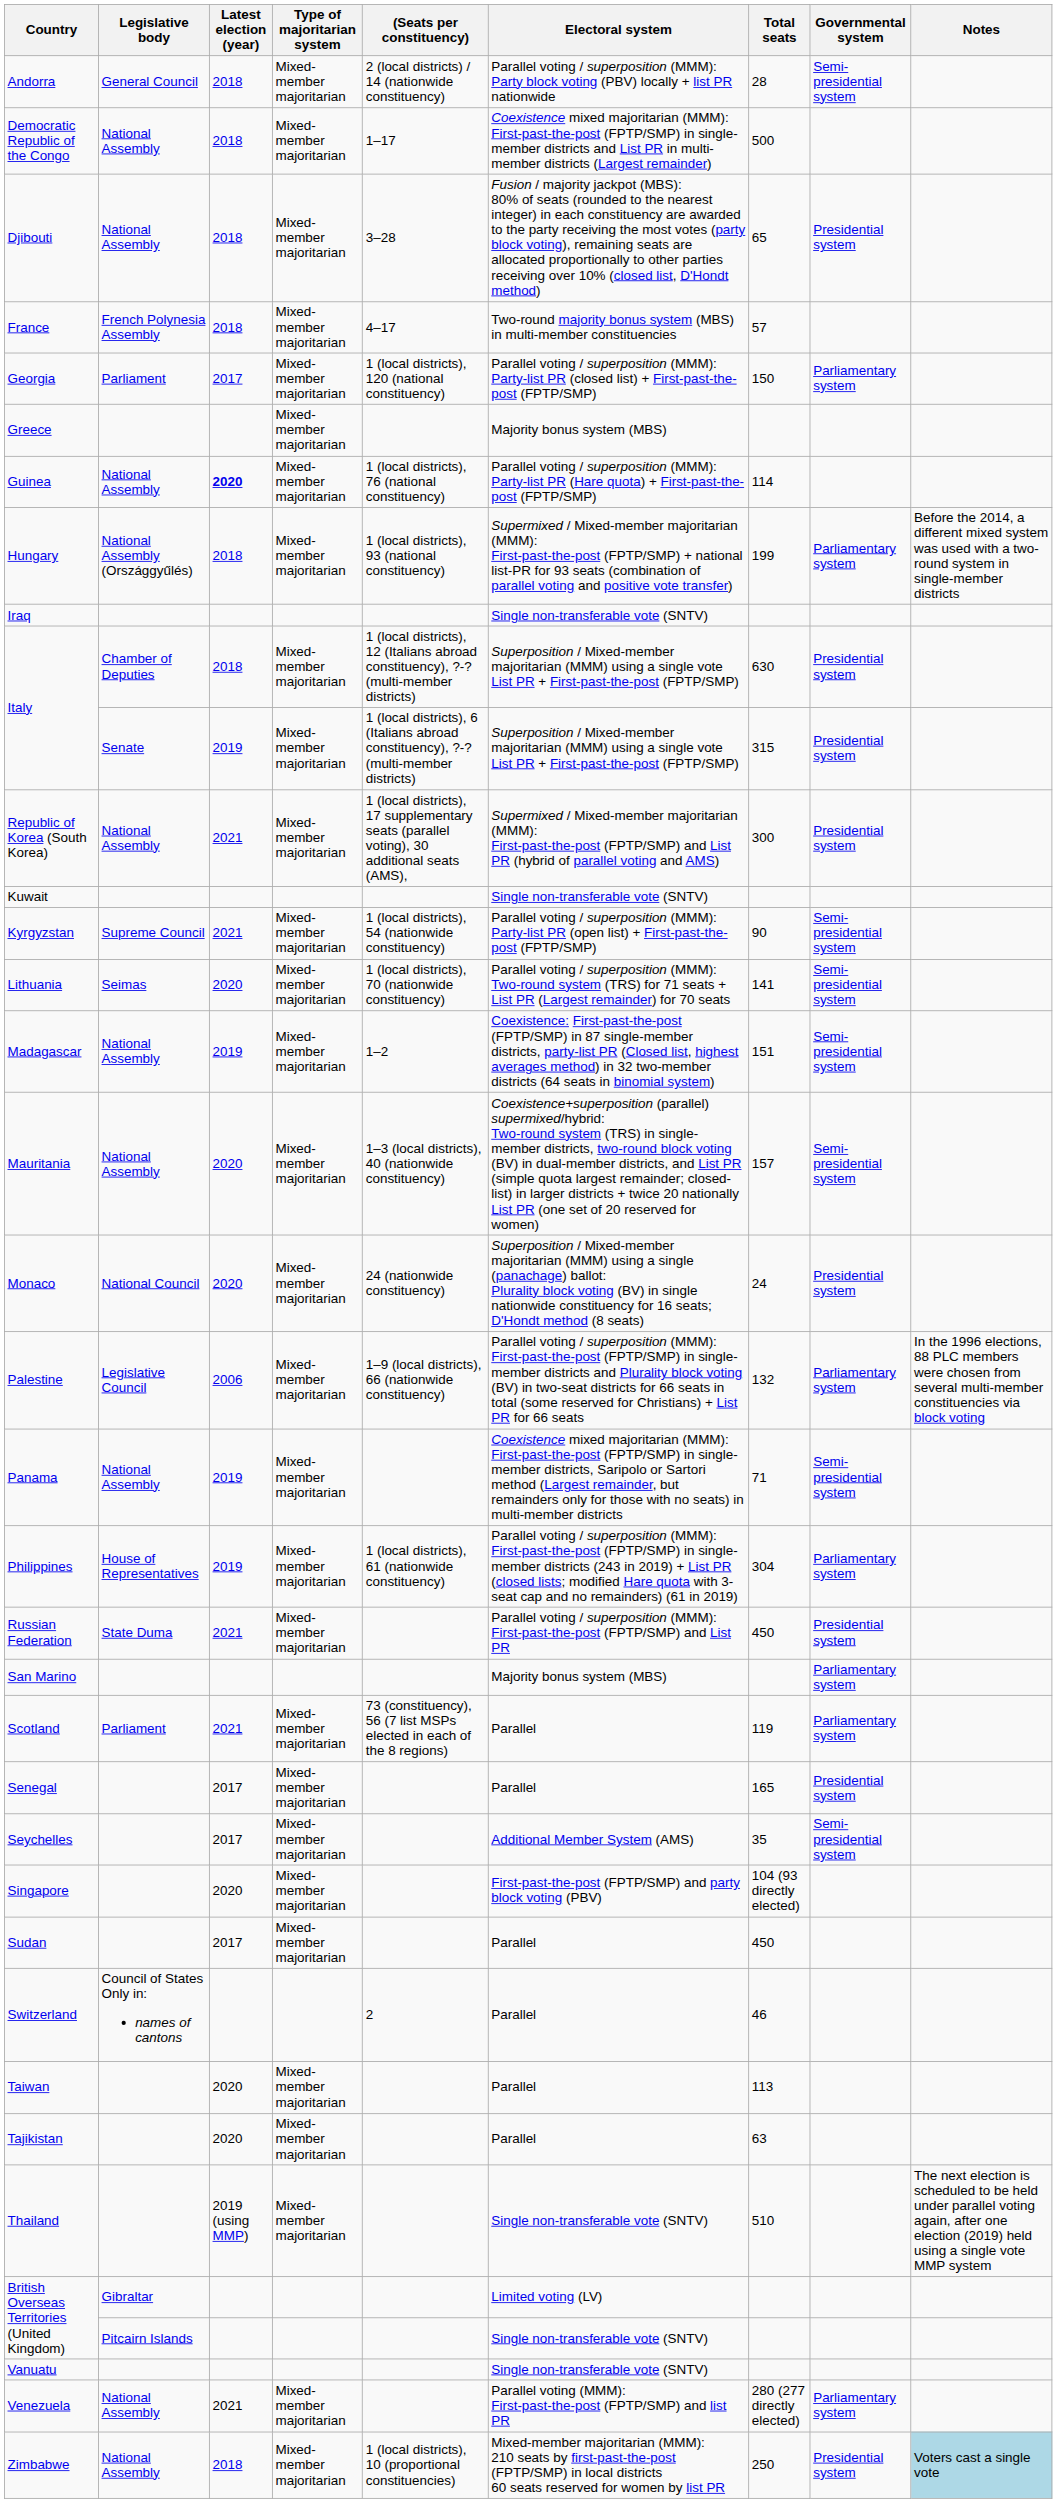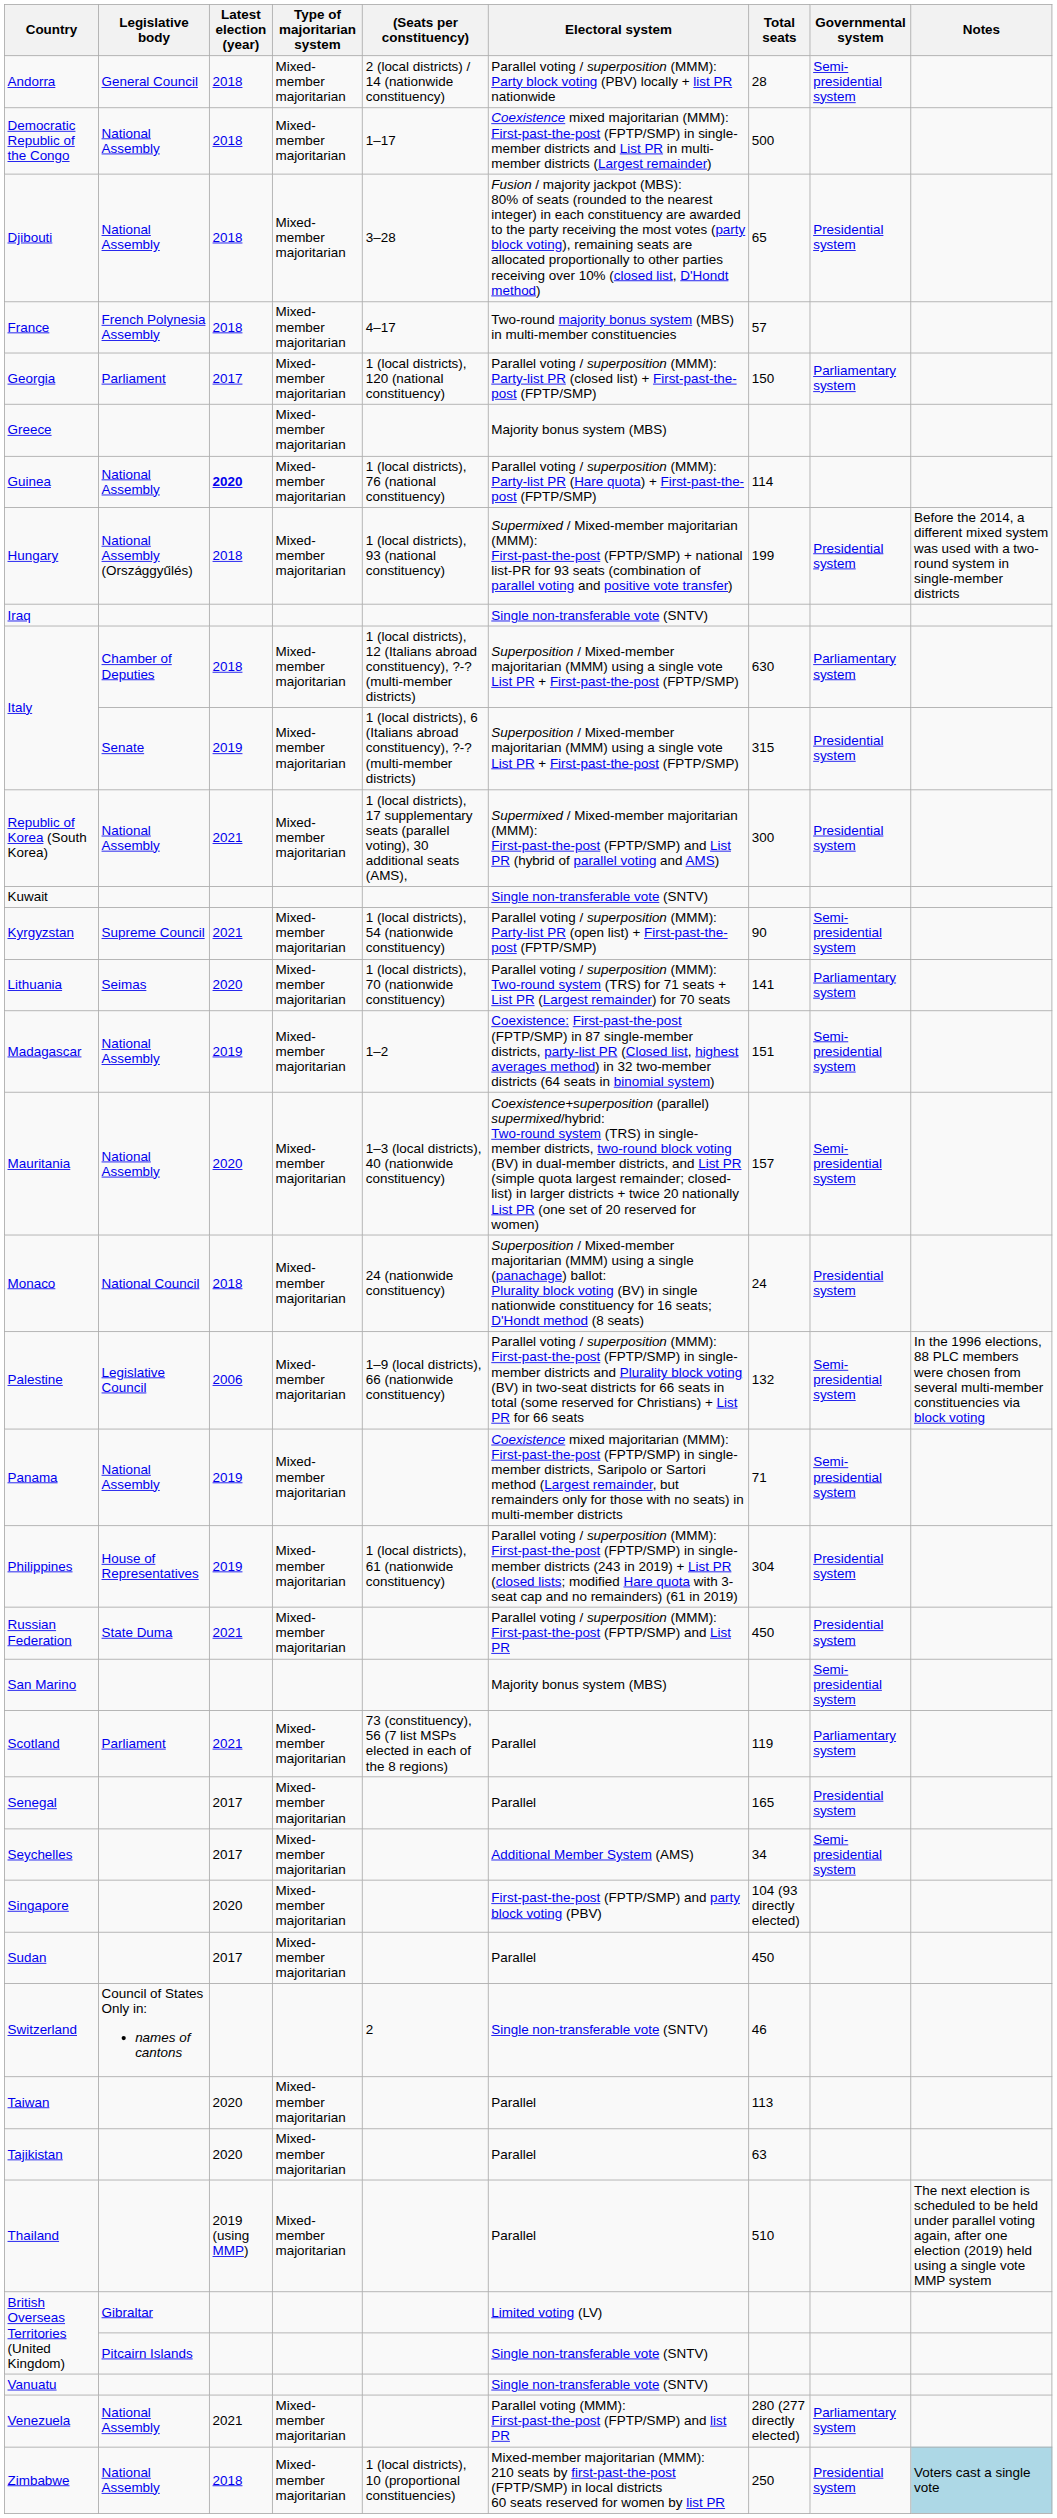(855, 556) Parliamentary system -> (848, 556) Presidential system
(848, 666) Presidential system -> (855, 666) Parliamentary system
(848, 985) Semi-presidential system -> (855, 985) Parliamentary system
(228, 1283) 2020 -> (228, 1283) 2018
(855, 1380) Parliamentary system -> (848, 1380) Semi-presidential system
(855, 1566) Parliamentary system -> (848, 1566) Presidential system
(855, 1677) Parliamentary system -> (848, 1684) Semi-presidential system
(759, 1839) 35 -> (759, 1854) 34
(514, 2015) Parallel -> (600, 2030) Single non-transferable vote (SNTV)
(600, 2220) Single non-transferable vote (SNTV) -> (514, 2236) Parallel
